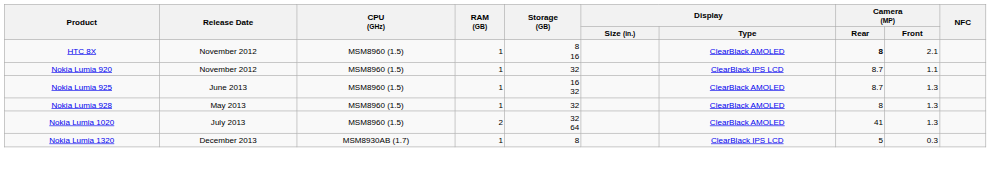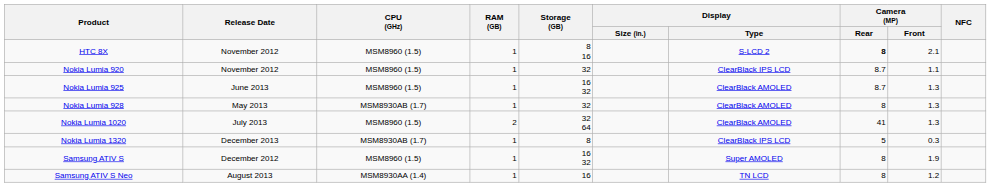(747, 51) ClearBlack AMOLED -> (754, 51) S-LCD 2
(376, 104) MSM8960 (1.5) -> (393, 104) MSM8930AB (1.7)
+ row: (94, 158)
+ row: (94, 176)
